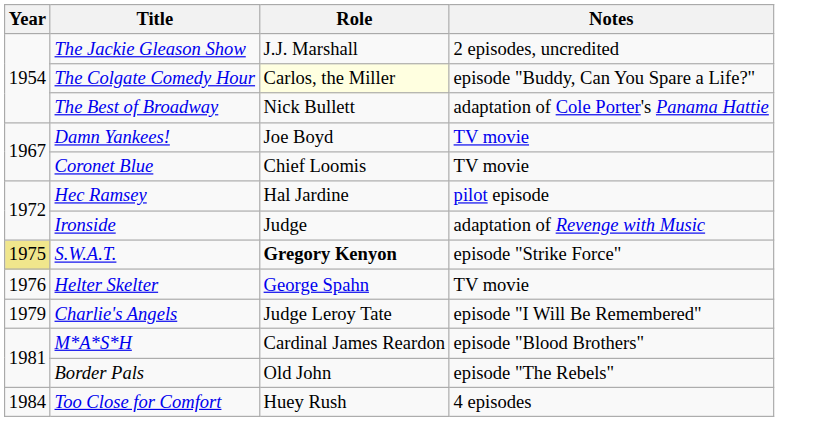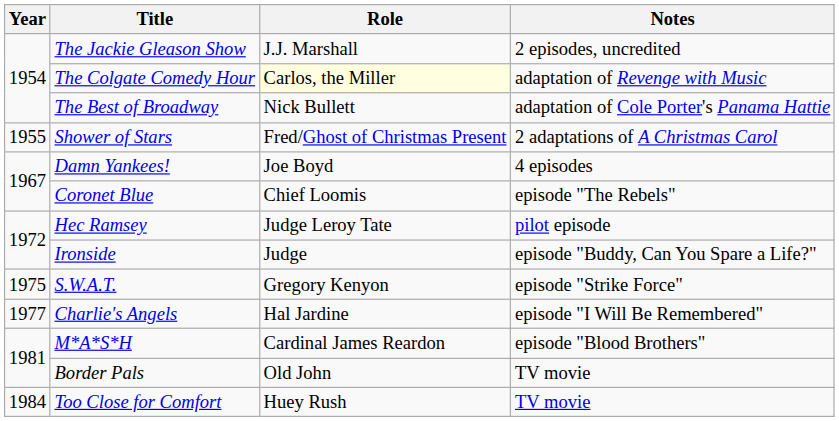(604, 78) episode "Buddy, Can You Spare a Life?" -> (641, 78) adaptation of Revenge with Music
+ row: (113, 136)
(491, 136) TV movie -> (554, 166) 4 episodes
(491, 166) TV movie -> (595, 195) episode "The Rebels"
(306, 195) Hal Jardine -> (328, 225) Judge Leroy Tate
(579, 225) adaptation of Revenge with Music -> (666, 254) episode "Buddy, Can You Spare a Life?"
(27, 254) khaki background -> (27, 284) no background
(330, 254) bold -> (326, 284) normal
- row: (106, 284)
(27, 313) 1979 -> (27, 313) 1977
(328, 313) Judge Leroy Tate -> (306, 313) Hal Jardine
(534, 372) episode "The Rebels" -> (553, 372) TV movie
(493, 401) 4 episodes -> (553, 401) TV movie
